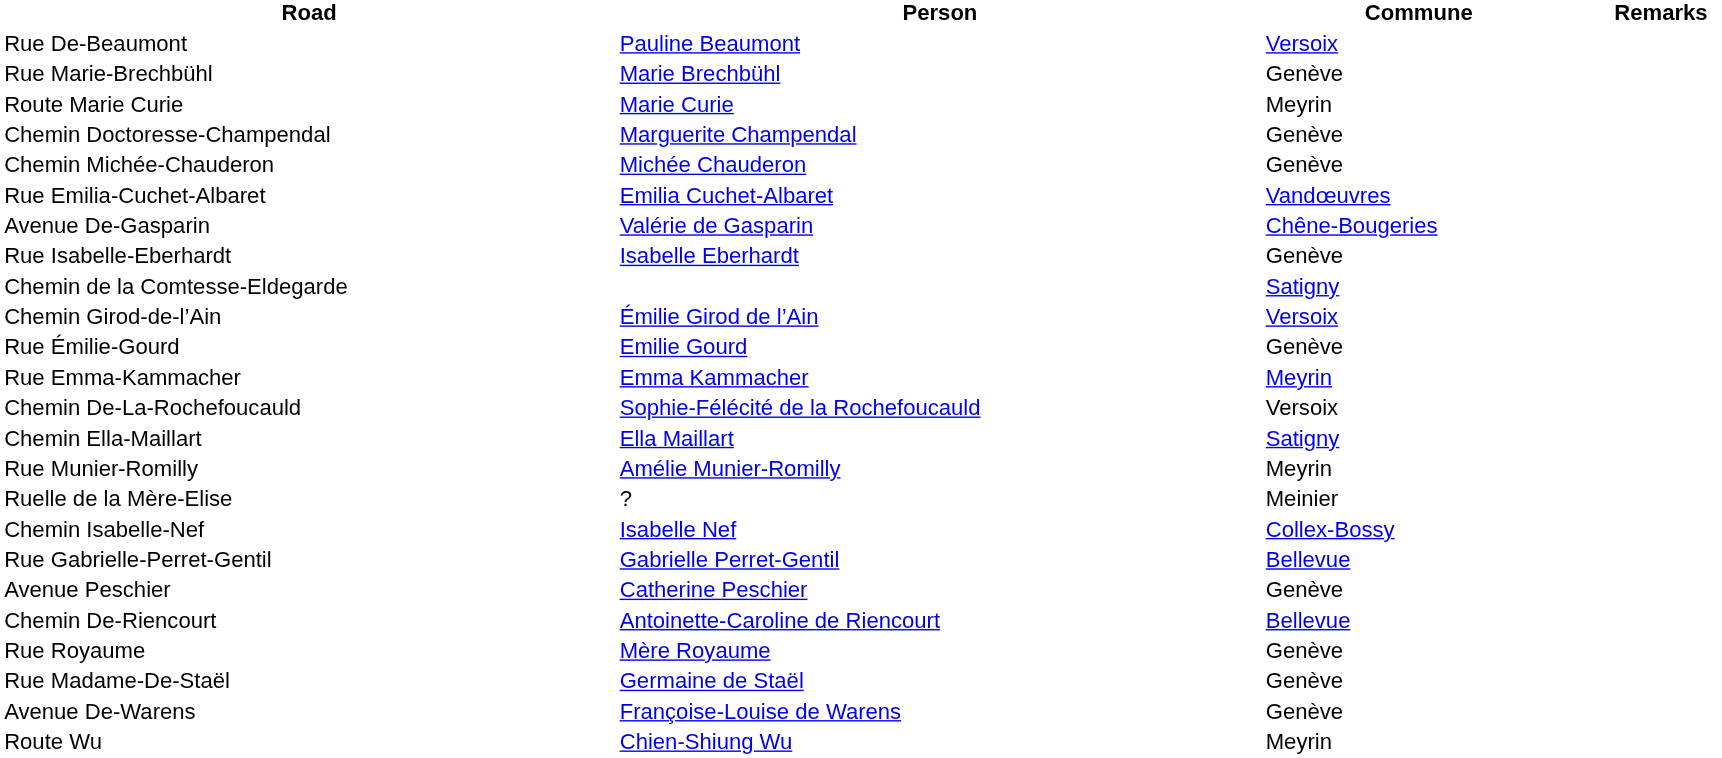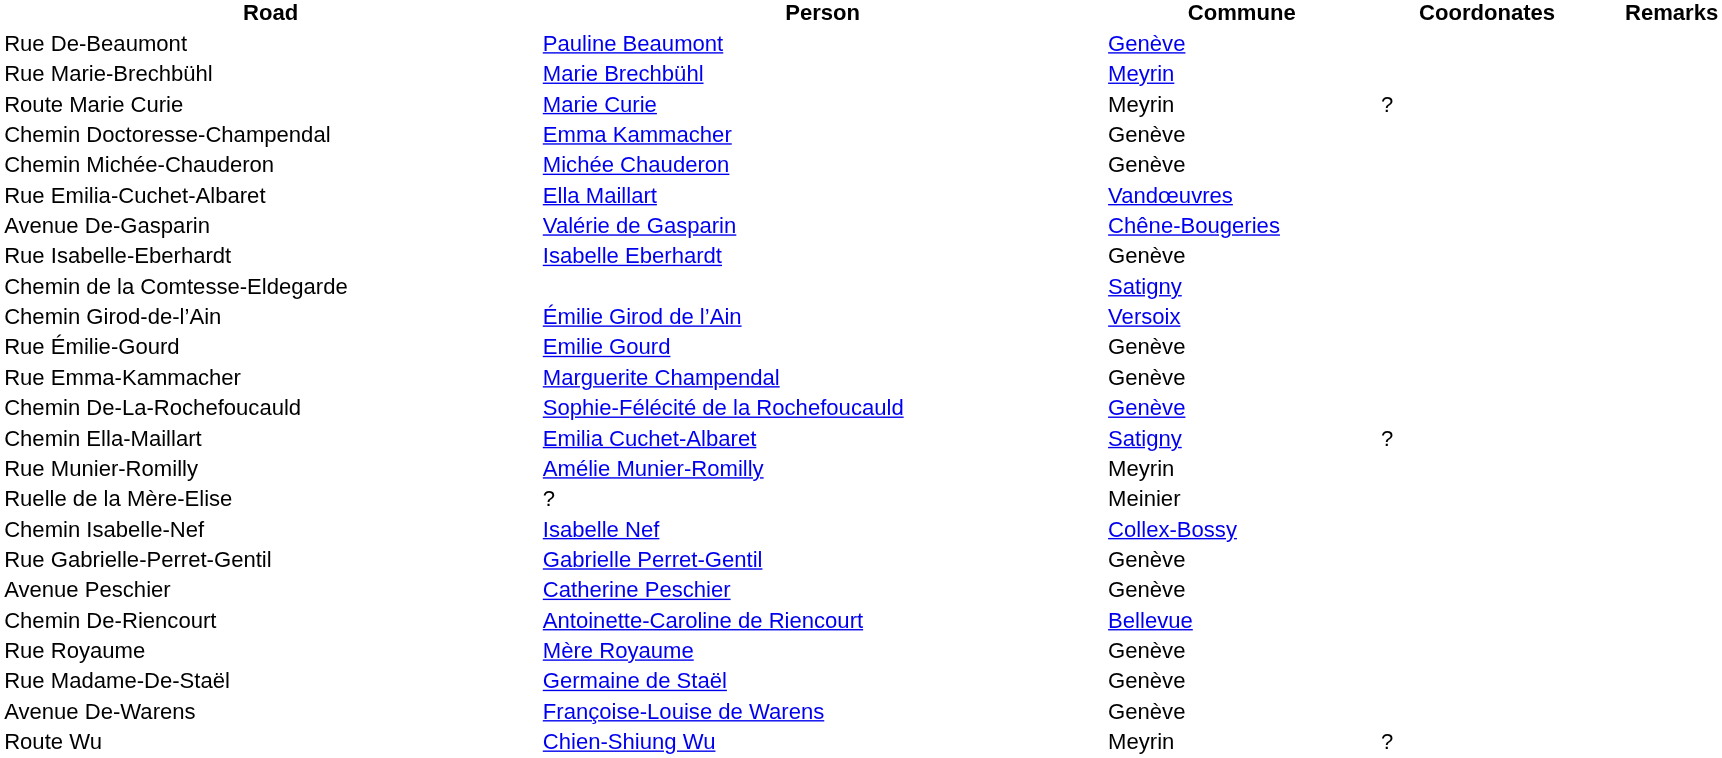+ column: (1487, 13)
(1302, 43) Versoix -> (1147, 43) Genève
(1304, 74) Genève -> (1141, 74) Meyrin
(738, 134) Marguerite Champendal -> (637, 134) Emma Kammacher
(726, 195) Emilia Cuchet-Albaret -> (600, 195) Ella Maillart
(714, 377) Emma Kammacher -> (661, 377) Marguerite Champendal
(1299, 377) Meyrin -> (1147, 377) Genève
(1302, 408) Versoix -> (1147, 408) Genève
(677, 438) Ella Maillart -> (650, 438) Emilia Cuchet-Albaret
(1308, 559) Bellevue -> (1147, 559) Genève
